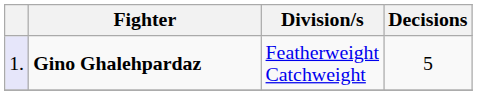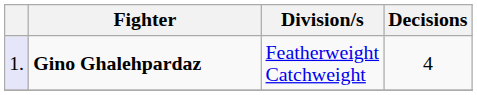(428, 62) 5 -> (428, 62) 4
